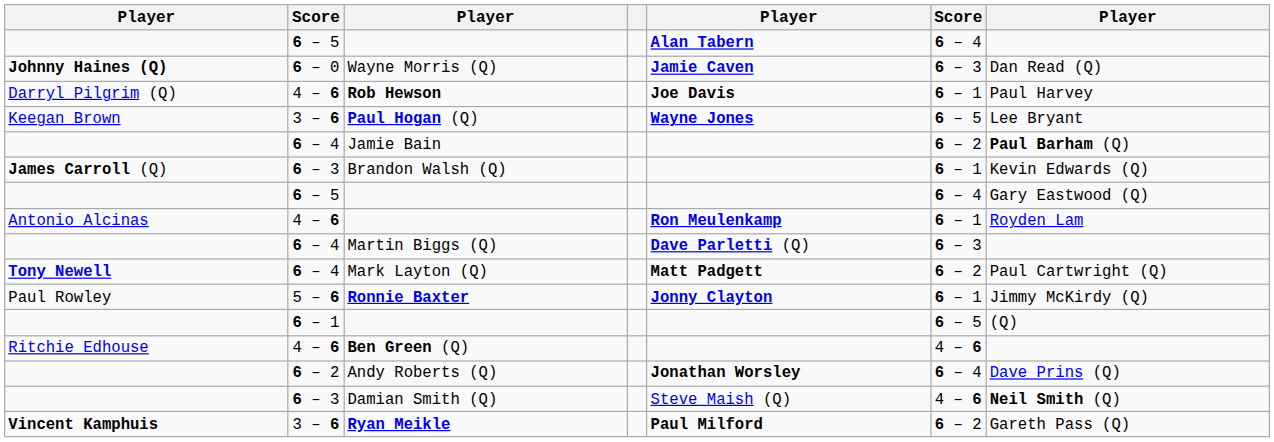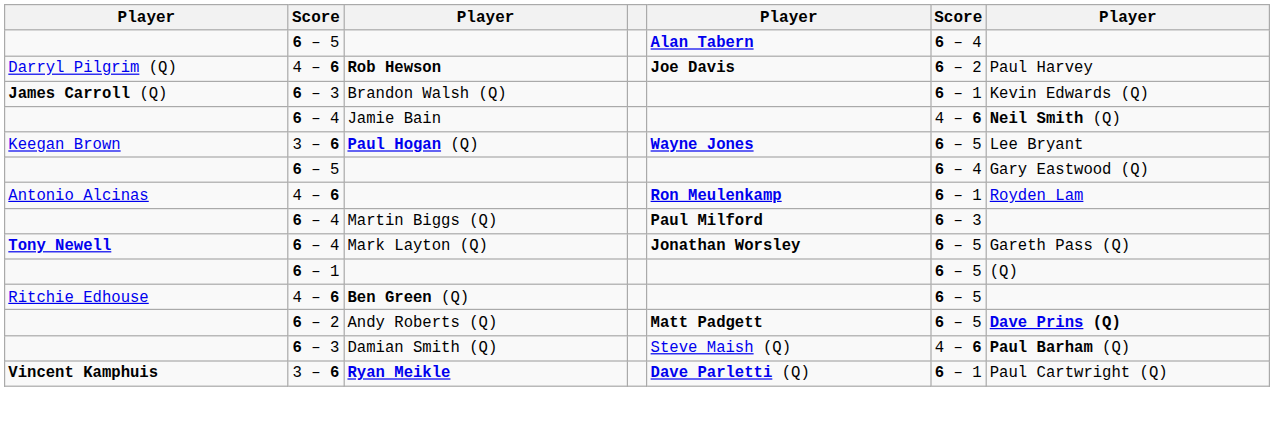- row: (316, 68)
(958, 94) 6 – 1 -> (958, 68) 6 – 2
rows swapped: (316, 119) <-> (316, 170)
(958, 145) 6 – 2 -> (958, 119) 4 – 6
(1060, 145) Paul Barham (Q) -> (1055, 119) Neil Smith (Q)
(730, 246) Dave Parletti (Q) -> (707, 221) Paul Milford
(707, 272) Matt Padgett -> (726, 246) Jonathan Worsley
(958, 272) 6 – 2 -> (958, 246) 6 – 5
(1079, 272) Paul Cartwright (Q) -> (1060, 246) Gareth Pass (Q)
- row: (316, 297)
(958, 348) 4 – 6 -> (958, 297) 6 – 5
(726, 373) Jonathan Worsley -> (707, 323) Matt Padgett
(958, 373) 6 – 4 -> (958, 323) 6 – 5
(1055, 373) normal -> (1055, 323) bold
(1055, 399) Neil Smith (Q) -> (1060, 348) Paul Barham (Q)
(707, 424) Paul Milford -> (730, 373) Dave Parletti (Q)
(958, 424) 6 – 2 -> (958, 373) 6 – 1
(1060, 424) Gareth Pass (Q) -> (1079, 373) Paul Cartwright (Q)
